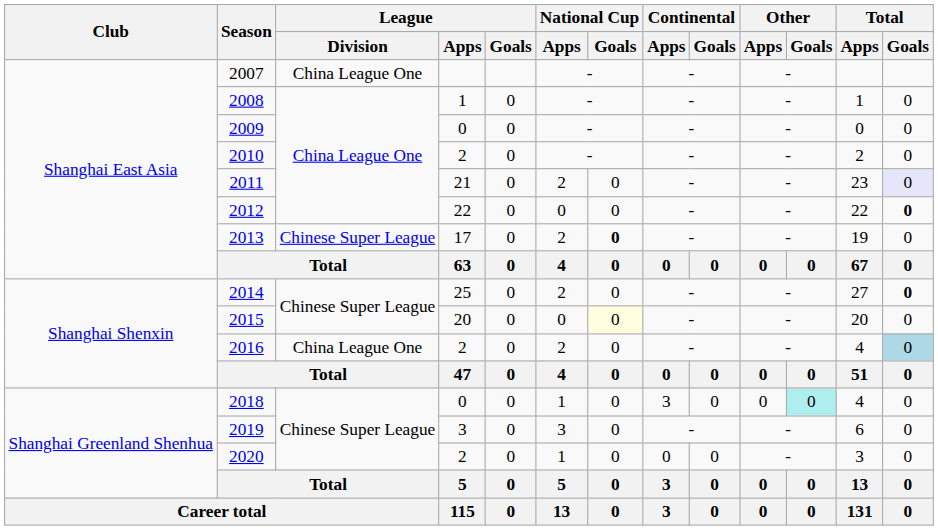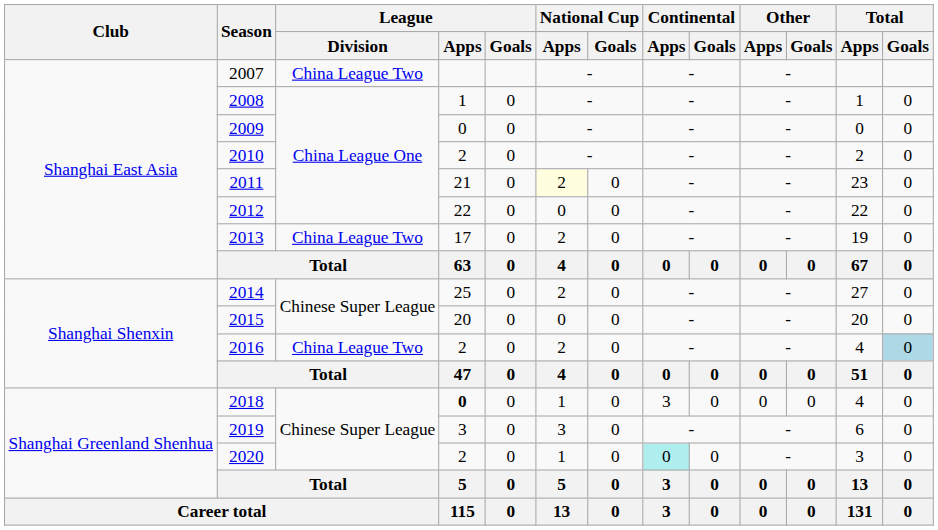(358, 73) China League One -> (357, 73) China League Two
(562, 182) no background -> (562, 182) lightyellow background
(908, 182) lavender background -> (908, 182) no background
(908, 210) bold -> (908, 210) normal
(358, 237) Chinese Super League -> (357, 237) China League Two
(615, 237) bold -> (615, 237) normal
(908, 292) bold -> (908, 292) normal
(615, 319) lightyellow background -> (615, 319) no background
(358, 347) China League One -> (357, 347) China League Two
(462, 401) normal -> (462, 401) bold
(811, 401) paleturquoise background -> (811, 401) no background
(666, 456) no background -> (666, 456) paleturquoise background
